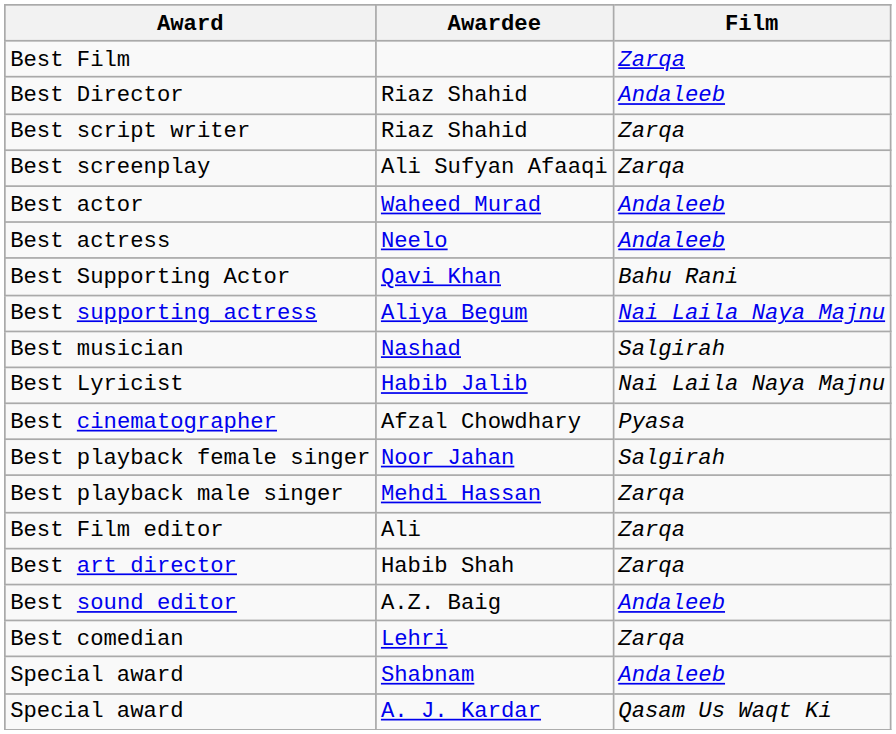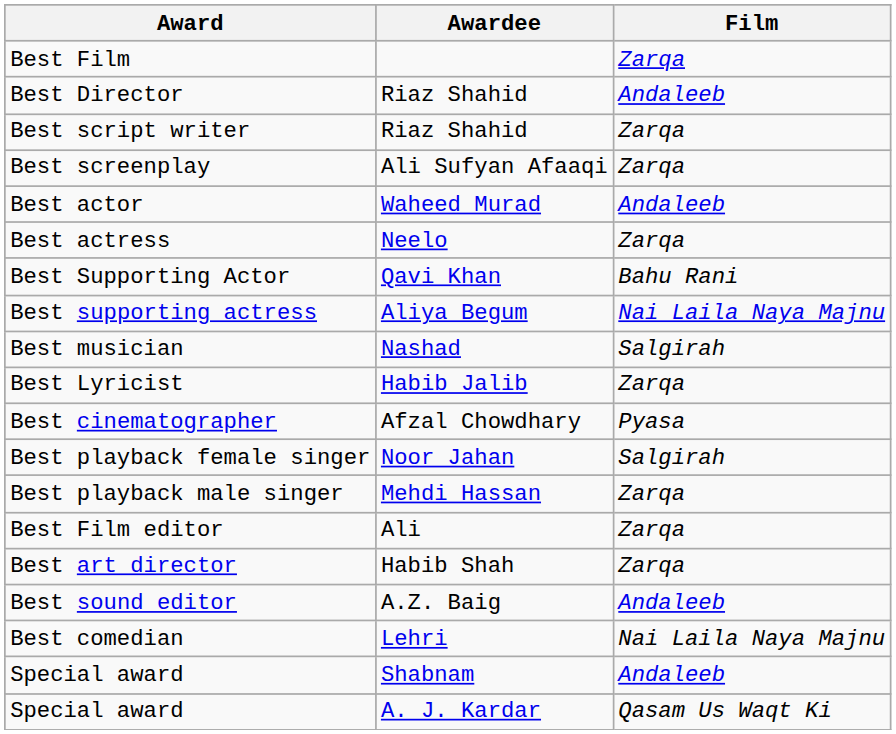(672, 240) Andaleeb -> (652, 240) Zarqa
(752, 385) Nai Laila Naya Majnu -> (652, 385) Zarqa
(652, 639) Zarqa -> (752, 639) Nai Laila Naya Majnu
